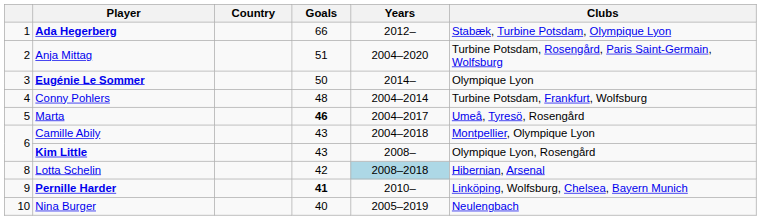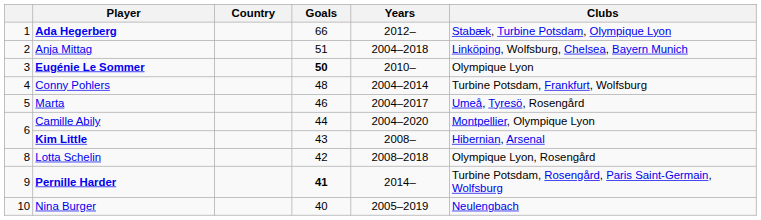(400, 55) 2004–2020 -> (400, 49) 2004–2018
(582, 55) Turbine Potsdam, Rosengård, Paris Saint-Germain, Wolfsburg -> (570, 49) Linköping, Wolfsburg, Chelsea, Bayern Munich
(321, 80) normal -> (321, 67) bold
(400, 80) 2014– -> (400, 67) 2010–
(321, 116) bold -> (321, 103) normal
(321, 134) 43 -> (321, 121) 44
(400, 134) 2004–2018 -> (400, 121) 2004–2020
(524, 152) Olympique Lyon, Rosengård -> (498, 139) Hibernian, Arsenal
(400, 170) lightblue background -> (400, 157) no background
(498, 170) Hibernian, Arsenal -> (524, 157) Olympique Lyon, Rosengård
(400, 188) 2010– -> (400, 182) 2014–
(570, 188) Linköping, Wolfsburg, Chelsea, Bayern Munich -> (582, 182) Turbine Potsdam, Rosengård, Paris Saint-Germain, Wolfsburg
